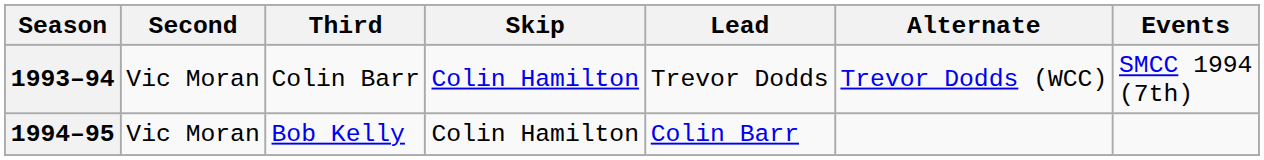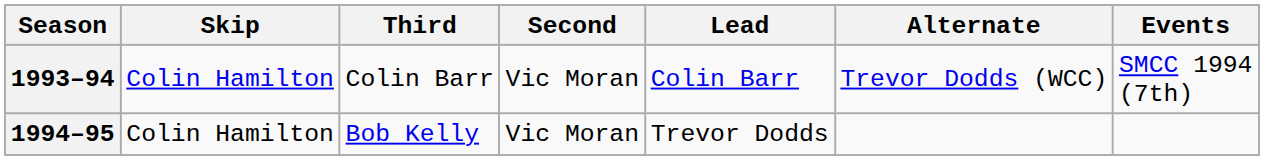columns swapped: (535, 25) <-> (193, 25)
(740, 80) Trevor Dodds -> (725, 80) Colin Barr
(725, 134) Colin Barr -> (740, 134) Trevor Dodds
